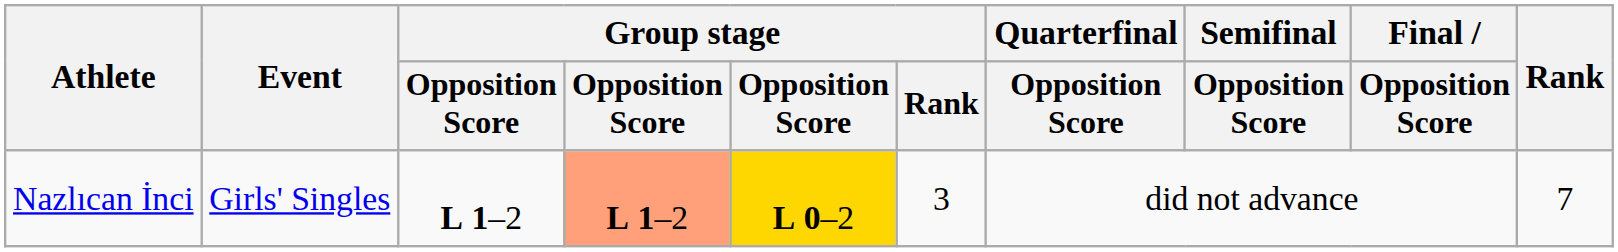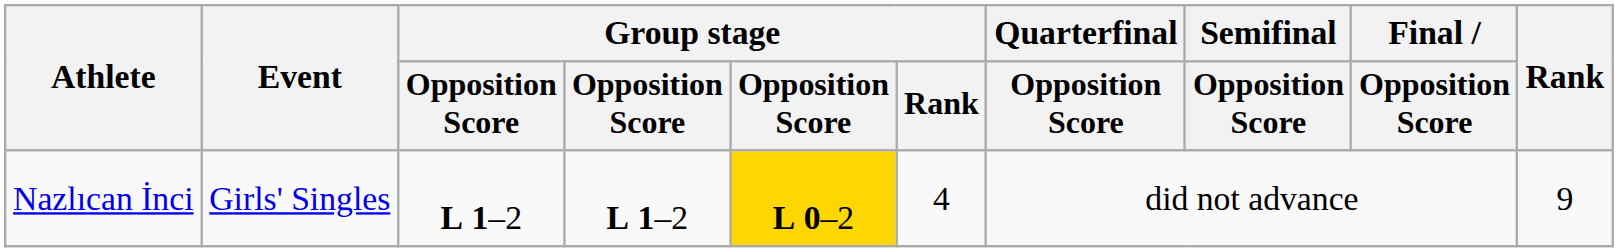(647, 218) lightsalmon background -> (647, 218) no background
(941, 198) 3 -> (941, 198) 4
(1565, 198) 7 -> (1565, 198) 9
